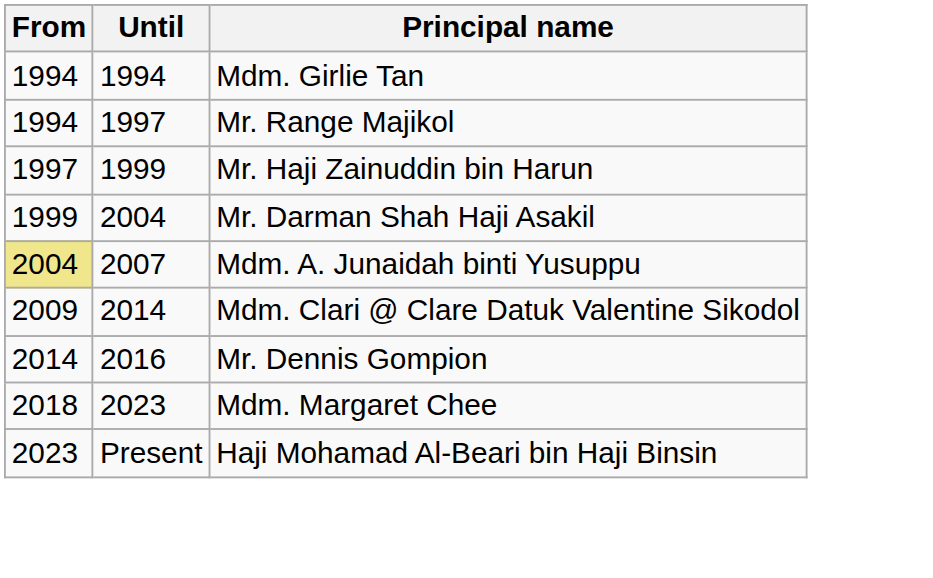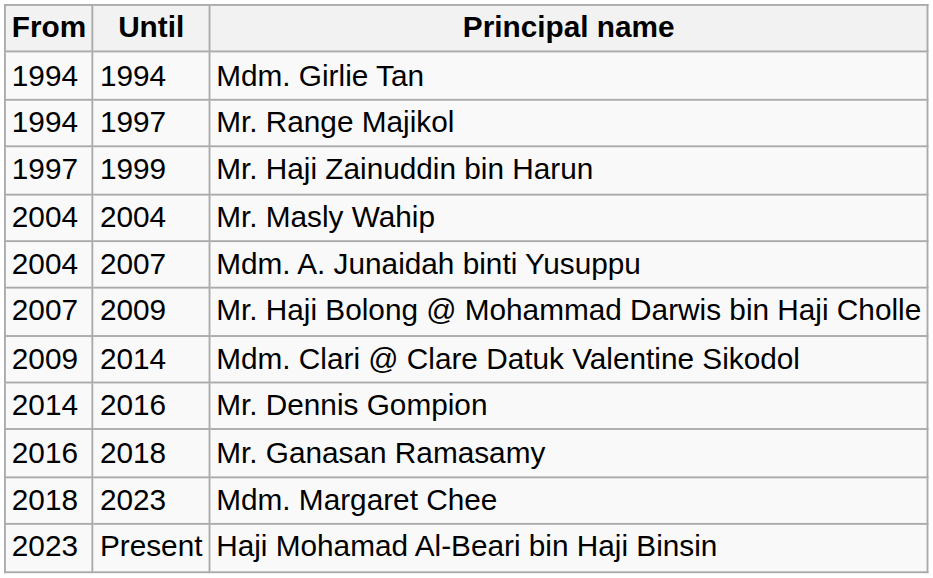- row: (406, 216)
+ row: (326, 216)
(45, 264) khaki background -> (45, 264) no background
+ row: (569, 311)
+ row: (381, 452)
